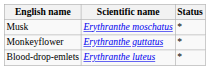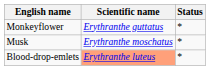rows swapped: (17, 27) <-> (35, 42)
(119, 57) no background -> (119, 57) lightsalmon background
